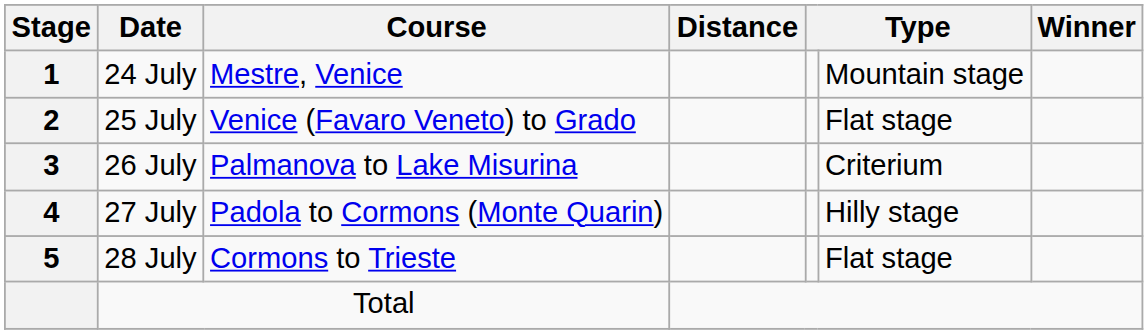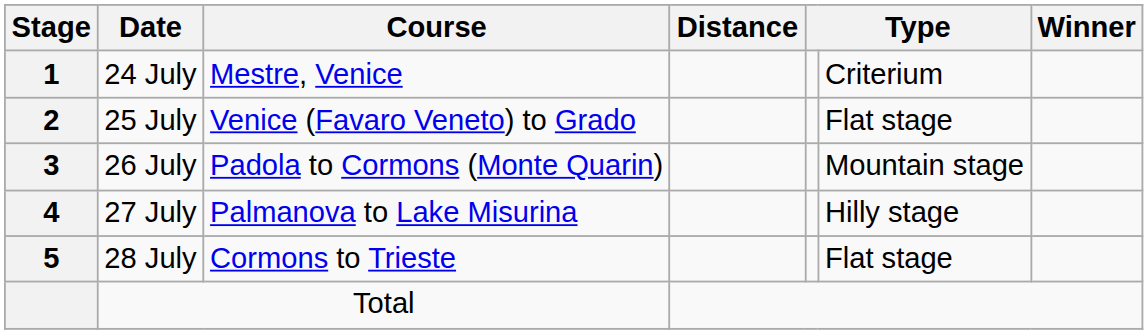(924, 73) Mountain stage -> (884, 73) Criterium
(394, 166) Palmanova to Lake Misurina -> (437, 166) Padola to Cormons (Monte Quarin)
(884, 166) Criterium -> (924, 166) Mountain stage
(437, 212) Padola to Cormons (Monte Quarin) -> (394, 212) Palmanova to Lake Misurina
